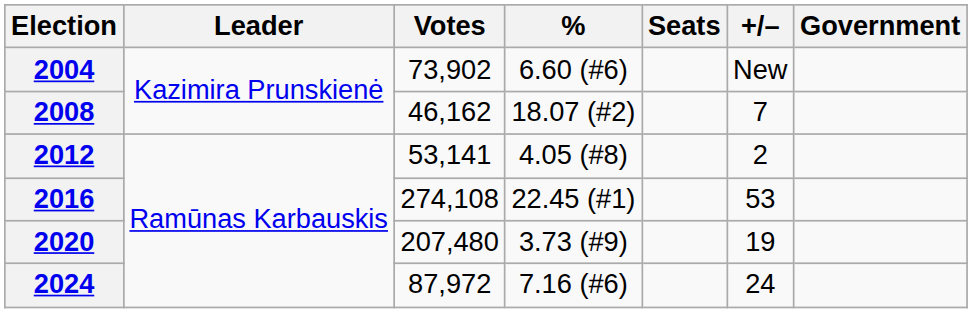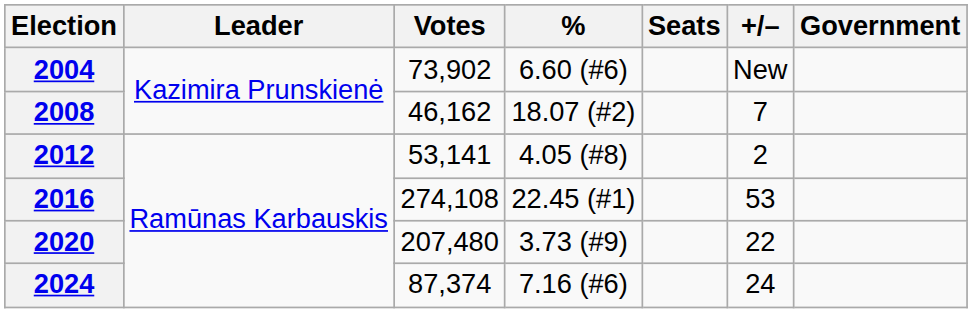(760, 241) 19 -> (760, 241) 22
(450, 284) 87,972 -> (450, 284) 87,374
